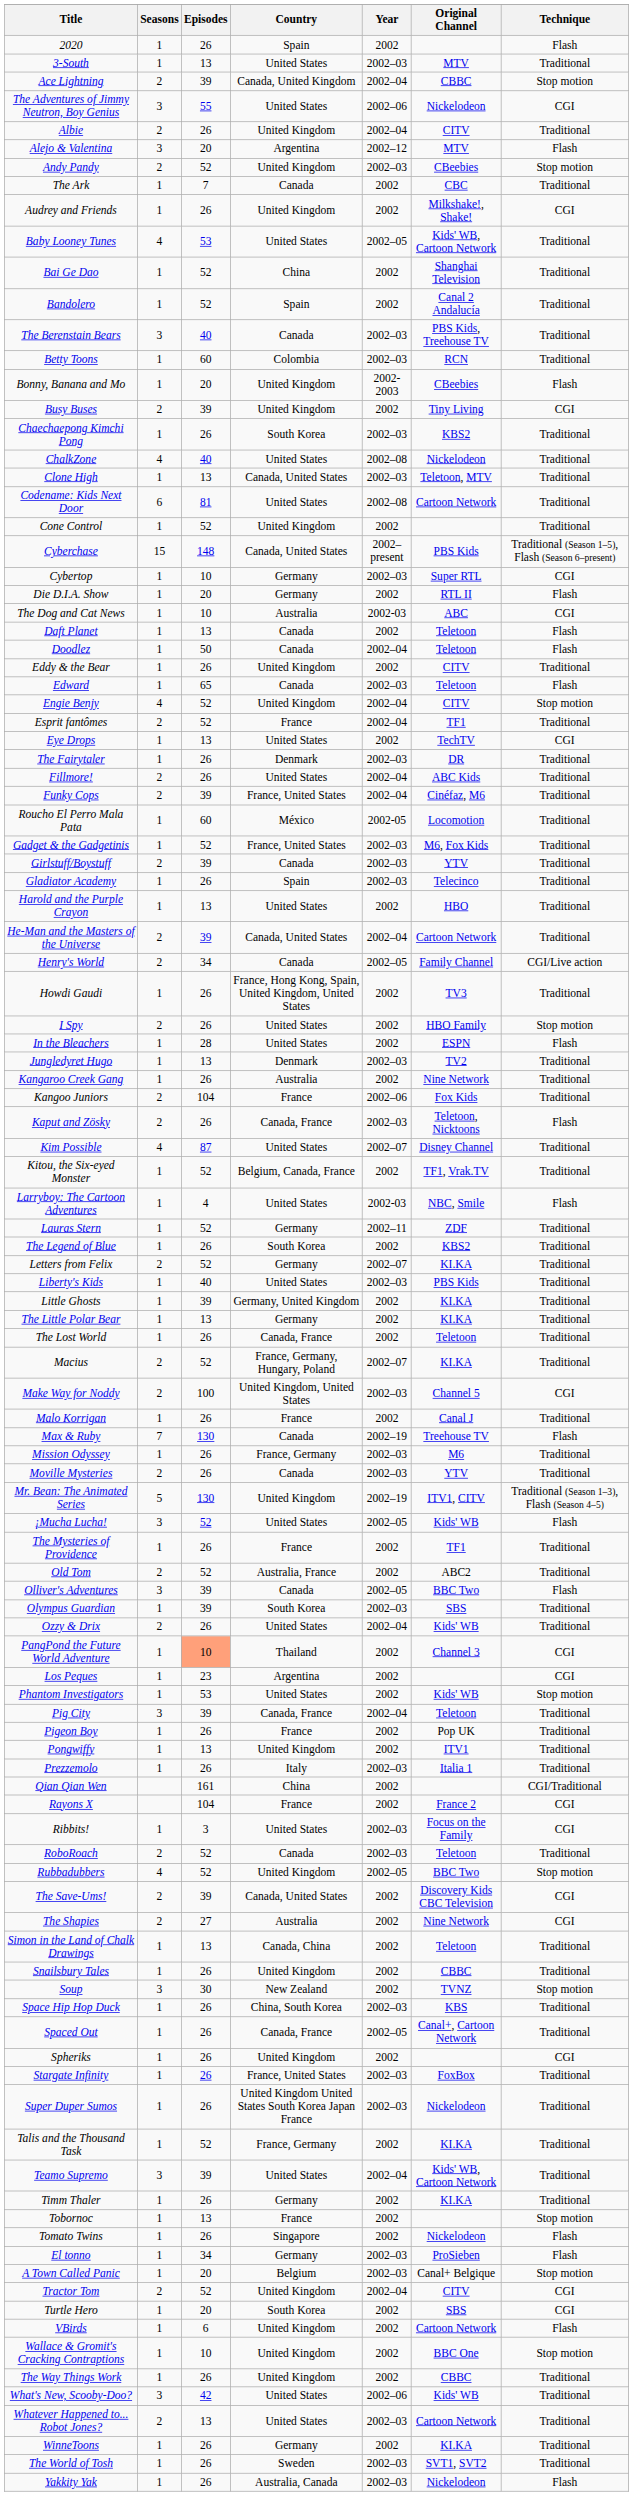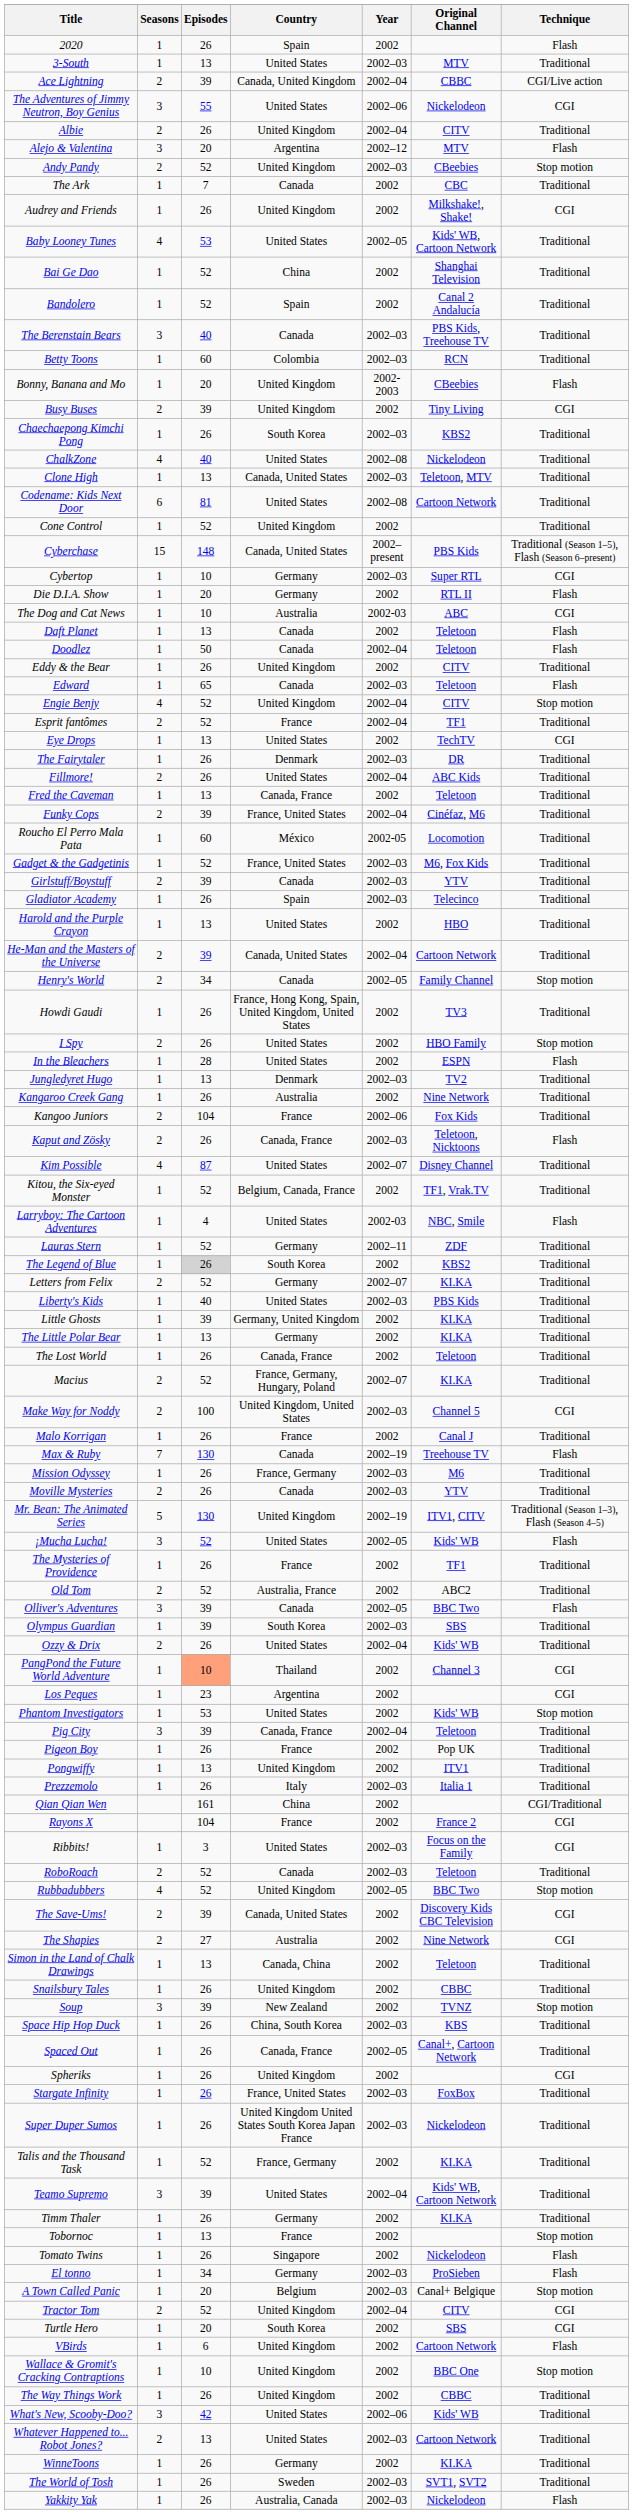(565, 81) Stop motion -> (565, 81) CGI/Live action
+ row: (71, 795)
(565, 962) CGI/Live action -> (565, 980) Stop motion
(206, 1246) no background -> (206, 1264) lightgrey background
(206, 1989) 30 -> (206, 2007) 39
